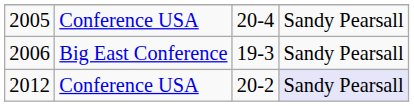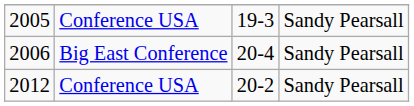(255, 20) 20-4 -> (255, 20) 19-3
(255, 52) 19-3 -> (255, 52) 20-4
(344, 85) lavender background -> (344, 85) no background
